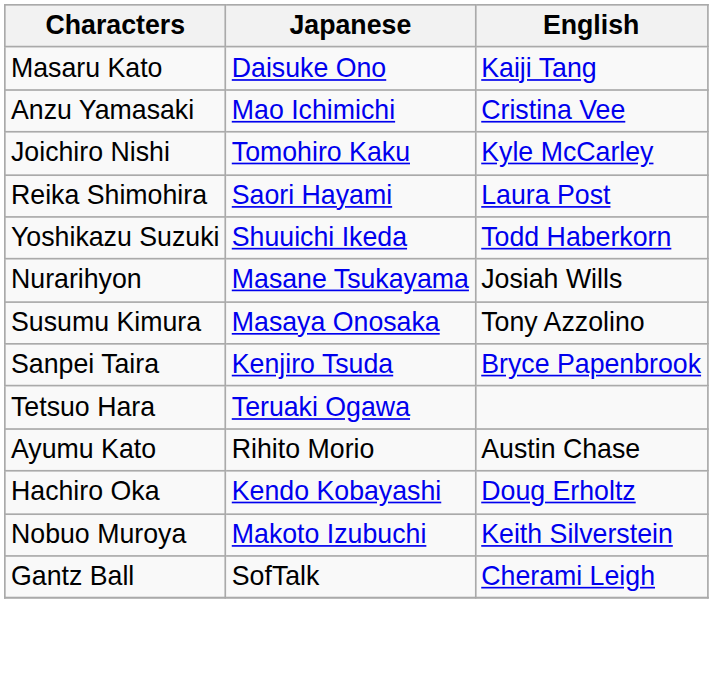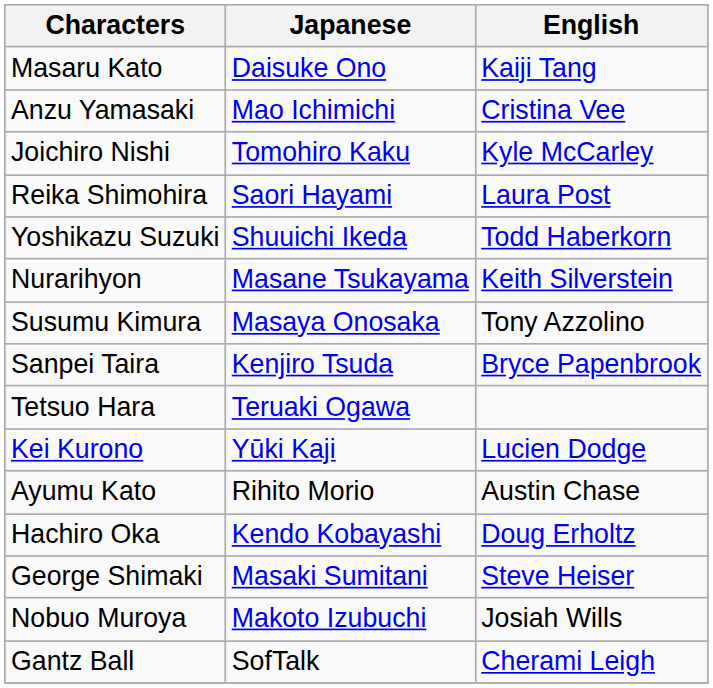(552, 279) Josiah Wills -> (577, 279) Keith Silverstein
+ row: (77, 449)
+ row: (107, 576)
(577, 534) Keith Silverstein -> (552, 618) Josiah Wills
